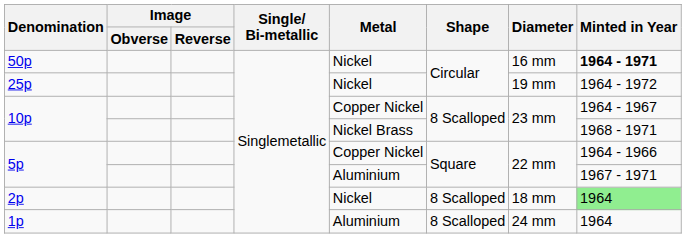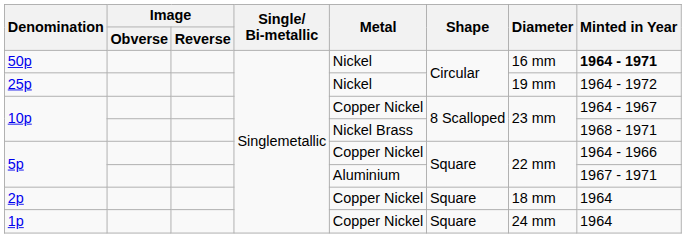(352, 198) Nickel -> (378, 198) Copper Nickel
(468, 198) 8 Scalloped -> (453, 198) Square
(596, 198) lightgreen background -> (596, 198) no background
(366, 221) Aluminium -> (378, 221) Copper Nickel
(468, 221) 8 Scalloped -> (453, 221) Square
